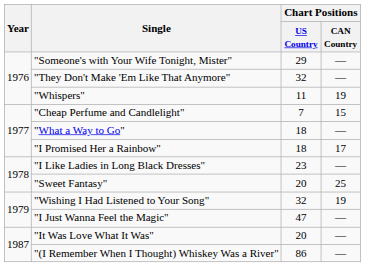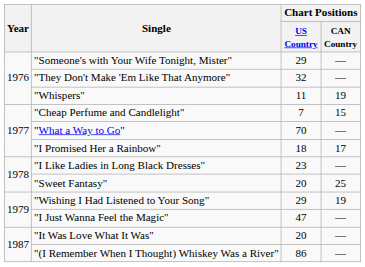(301, 130) 18 -> (301, 130) 70
(301, 200) 32 -> (301, 200) 29
